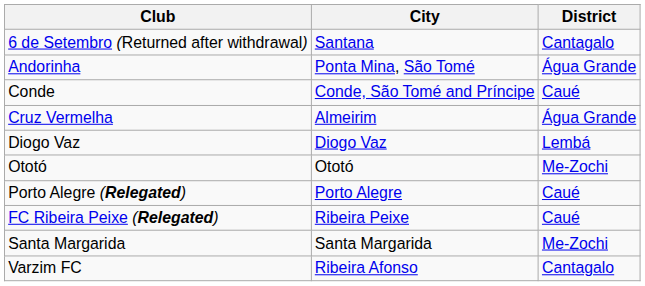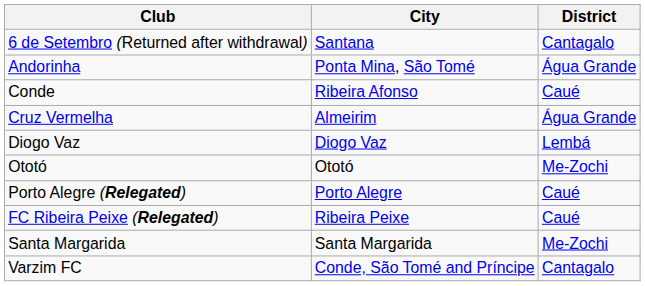(425, 92) Conde, São Tomé and Príncipe -> (366, 92) Ribeira Afonso
(366, 268) Ribeira Afonso -> (425, 268) Conde, São Tomé and Príncipe
